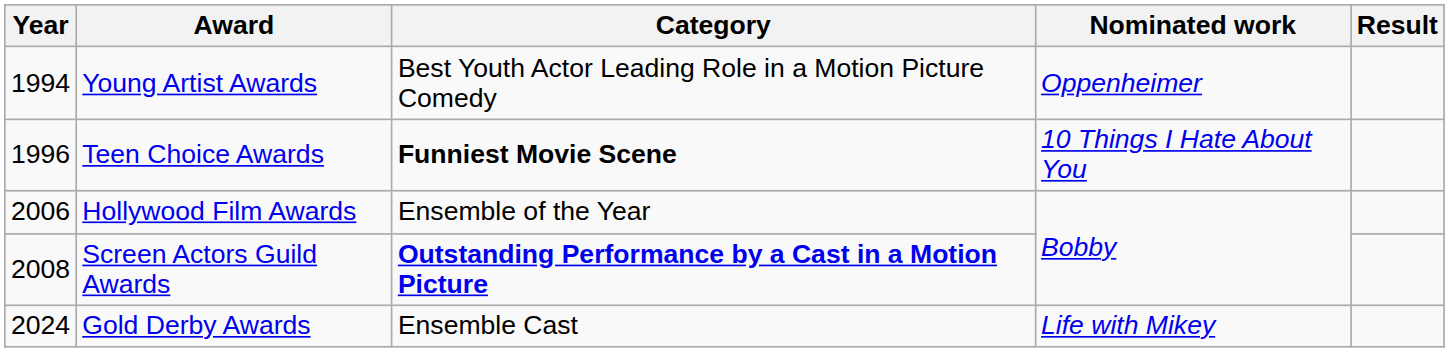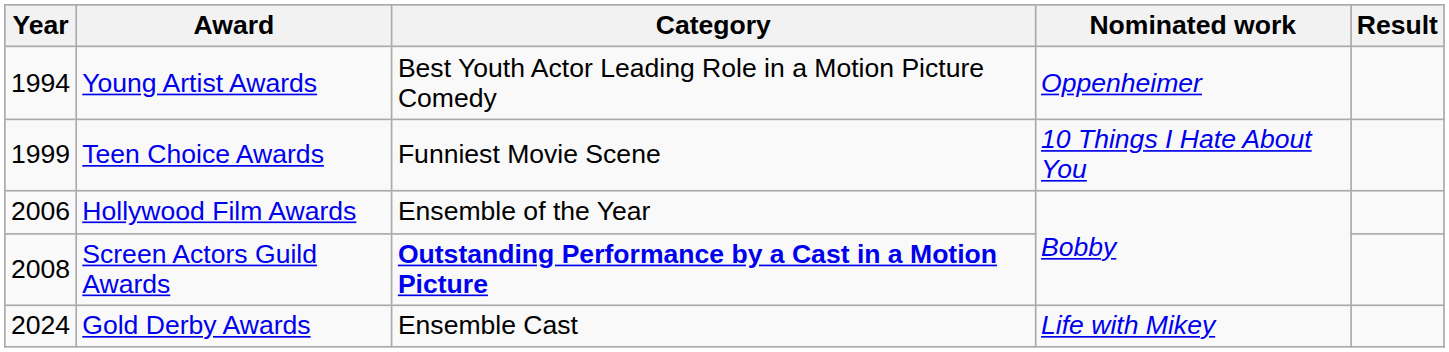(40, 154) 1996 -> (40, 154) 1999
(537, 154) bold -> (529, 154) normal
